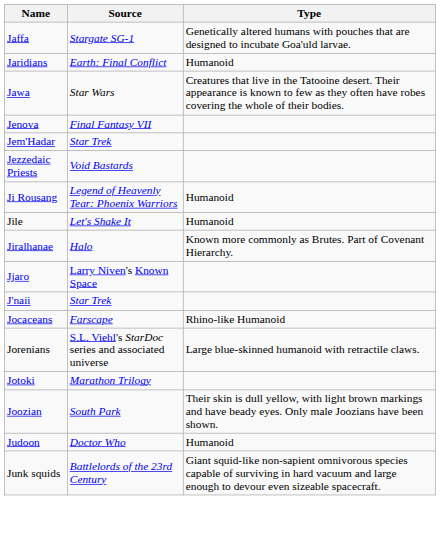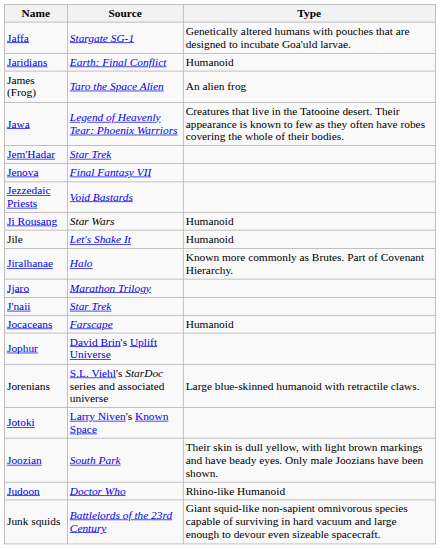+ row: (21, 86)
(92, 93) Star Wars -> (124, 123) Legend of Heavenly Tear: Phoenix Warriors
rows swapped: (31, 141) <-> (23, 123)
(124, 197) Legend of Heavenly Tear: Phoenix Warriors -> (92, 221) Star Wars
(119, 276) Larry Niven's Known Space -> (110, 288) Marathon Trilogy
(235, 319) Rhino-like Humanoid -> (210, 324) Humanoid
+ row: (22, 348)
(110, 380) Marathon Trilogy -> (119, 423) Larry Niven's Known Space
(210, 442) Humanoid -> (235, 491) Rhino-like Humanoid
